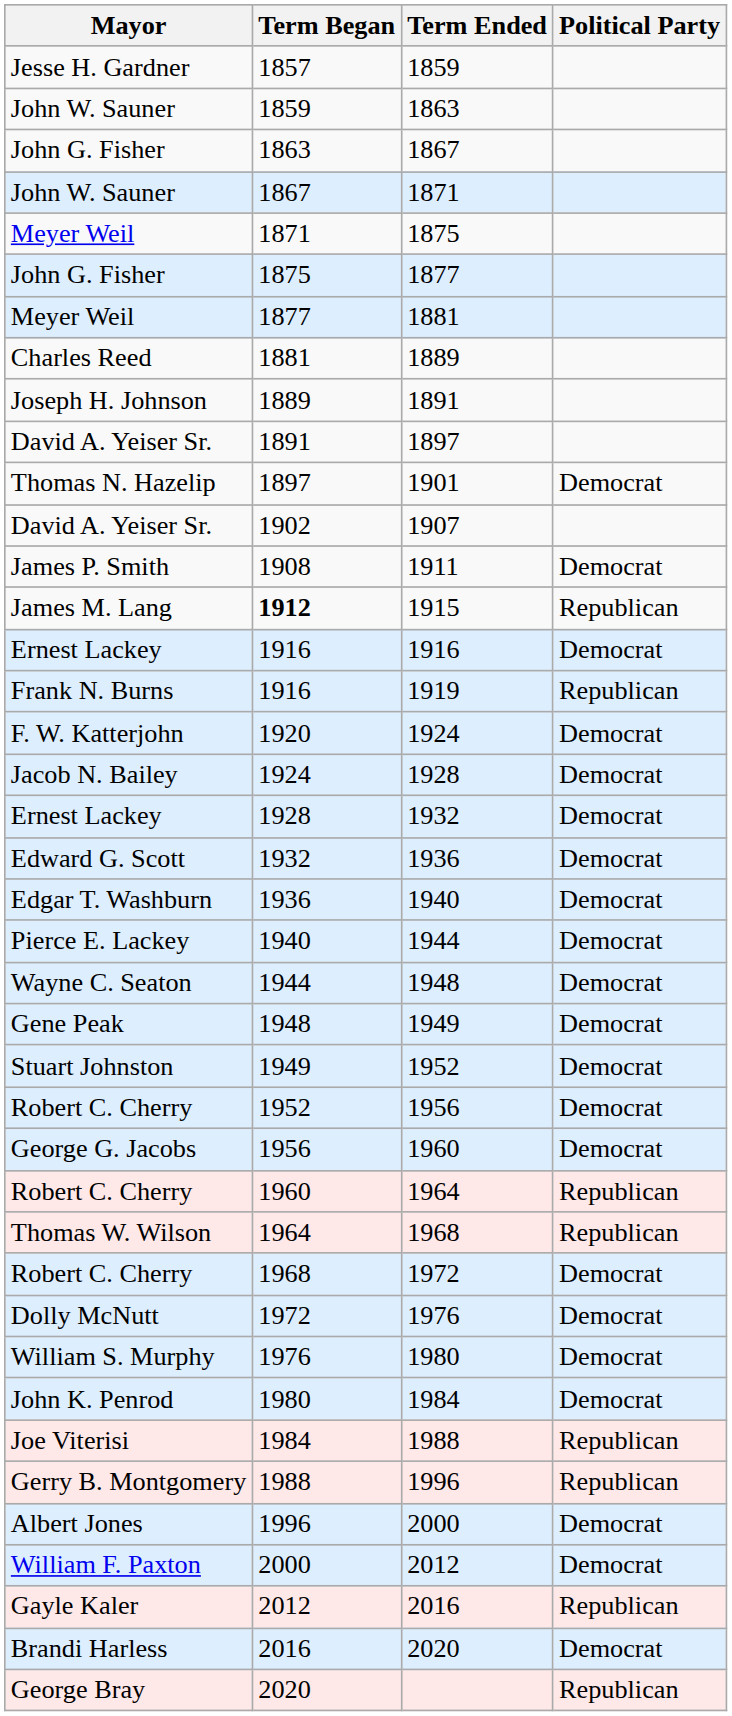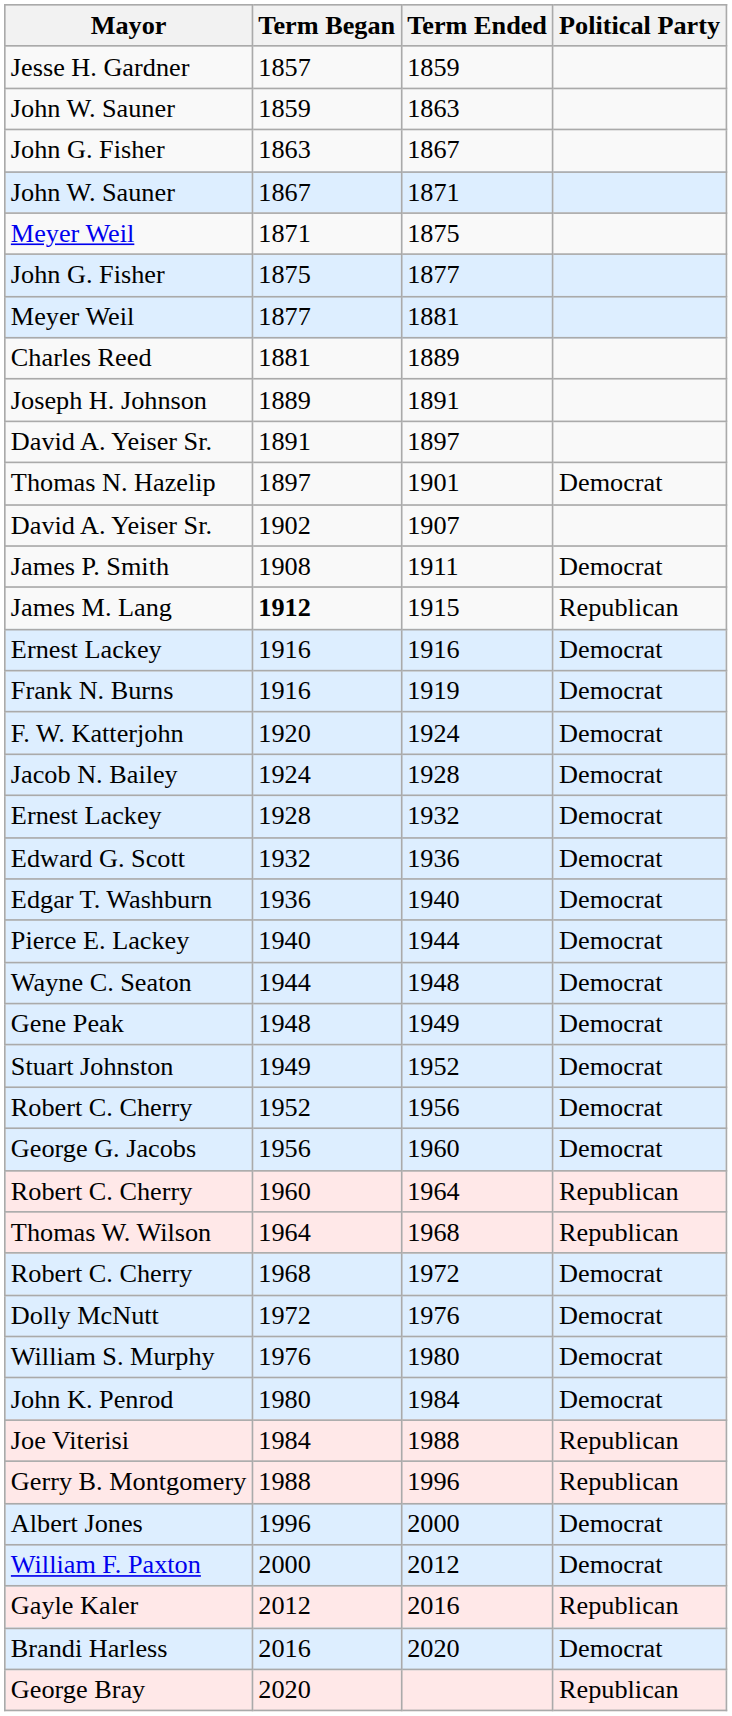(619, 691) Republican -> (611, 691) Democrat
